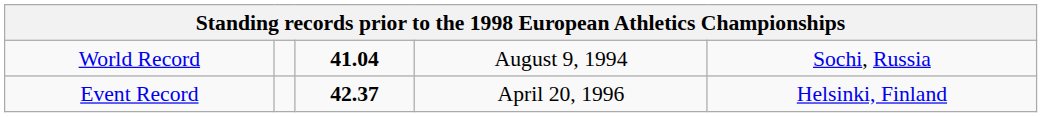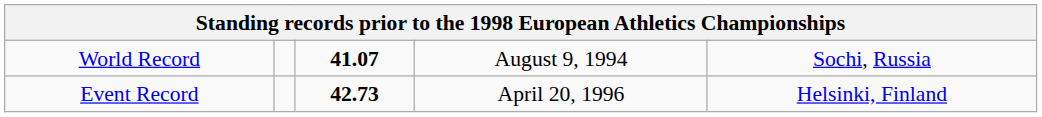(354, 57) 41.04 -> (354, 57) 41.07
(354, 93) 42.37 -> (354, 93) 42.73
